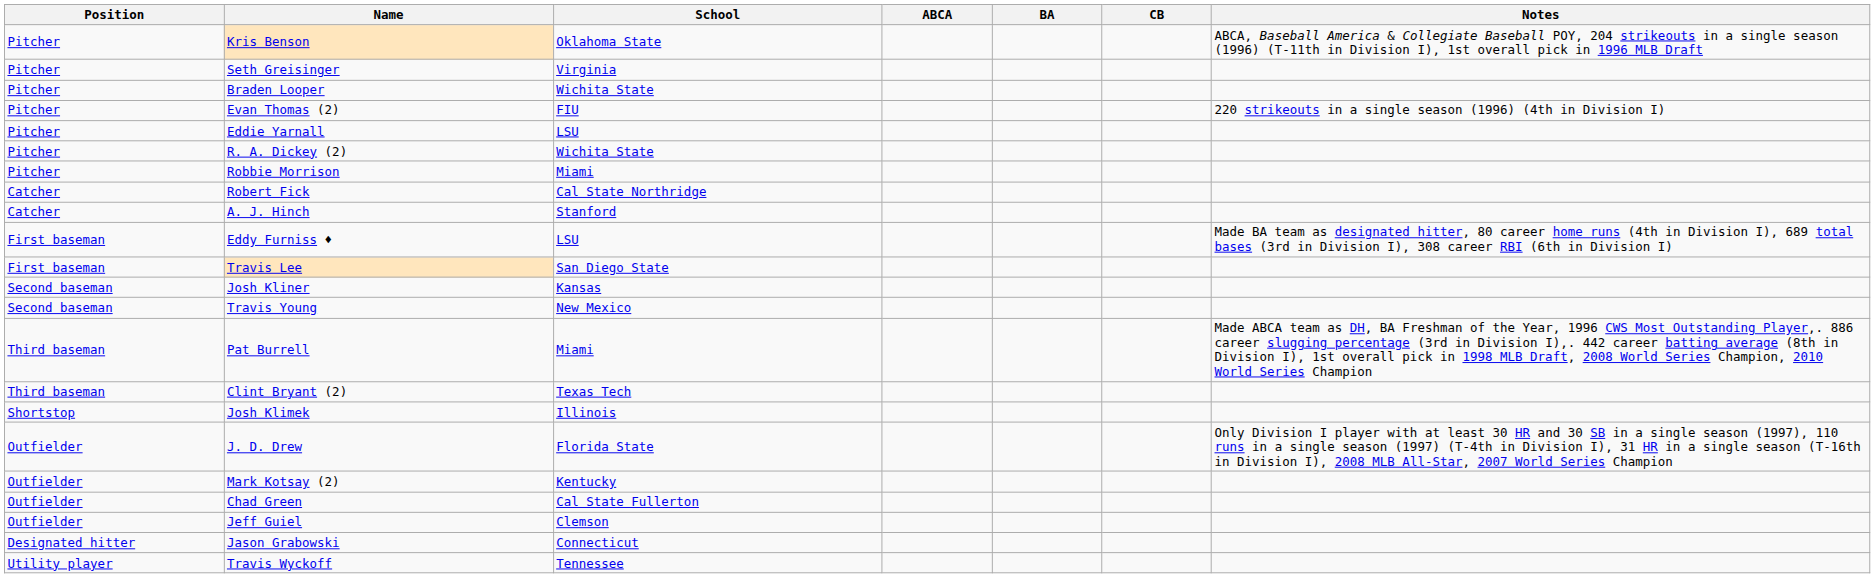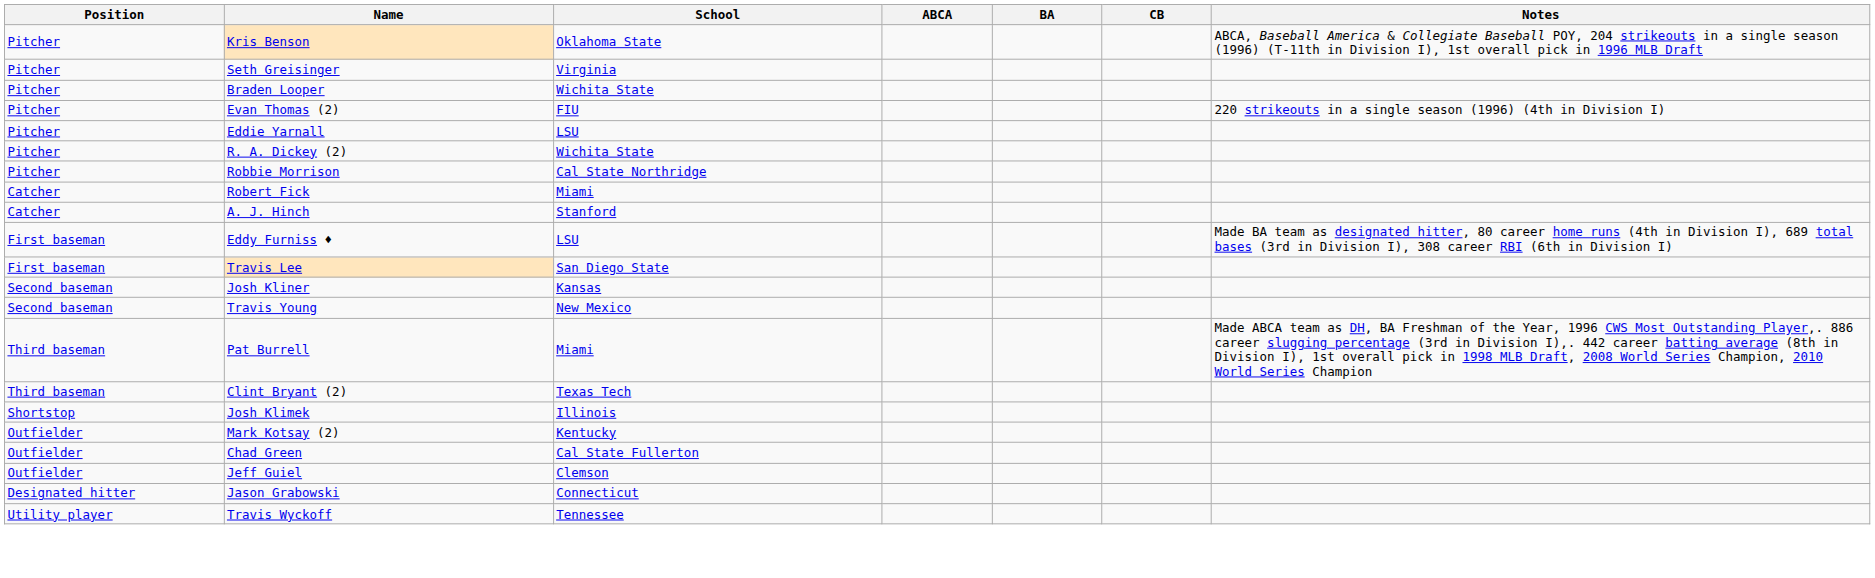(575, 171) Miami -> (631, 171) Cal State Northridge
(631, 192) Cal State Northridge -> (575, 192) Miami
- row: (265, 447)
